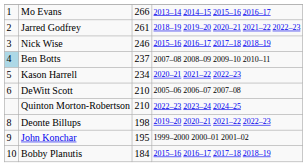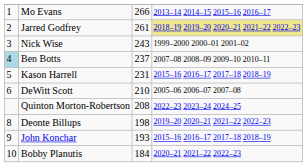(227, 28) no background -> (227, 28) khaki background
(142, 43) 246 -> (142, 43) 243
(212, 43) 2015–16 2016–17 2017–18 2018–19 -> (201, 43) 1999–2000 2000–01 2001–02
(142, 75) 234 -> (142, 75) 231
(197, 75) 2020–21 2021–22 2022–23 -> (212, 75) 2015–16 2016–17 2017–18 2018–19
(142, 106) 210 -> (142, 106) 208
(142, 138) 195 -> (142, 138) 193
(201, 138) 1999–2000 2000–01 2001–02 -> (212, 138) 2015–16 2016–17 2017–18 2018–19
(212, 153) 2015–16 2016–17 2017–18 2018–19 -> (197, 153) 2020–21 2021–22 2022–23
